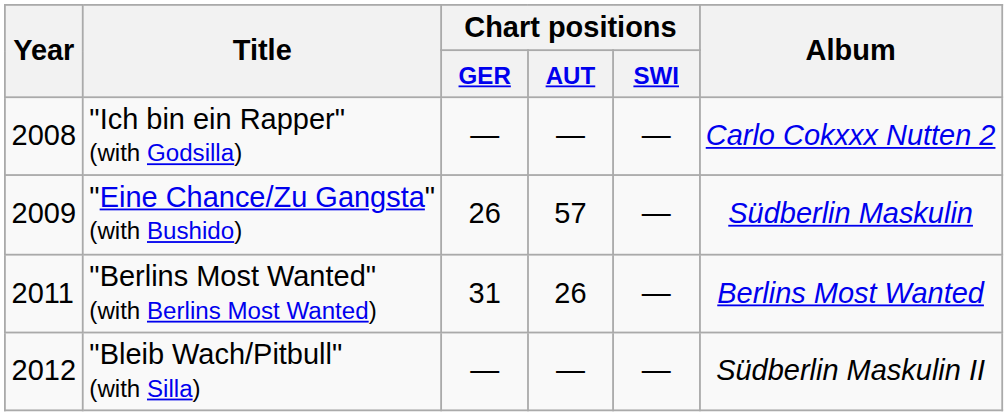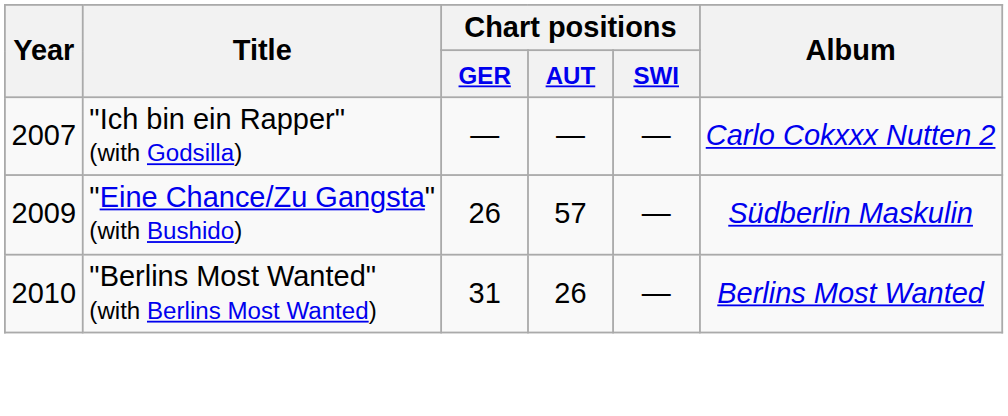(44, 135) 2008 -> (44, 135) 2007
(43, 292) 2011 -> (44, 292) 2010
- row: (216, 371)
